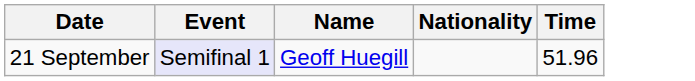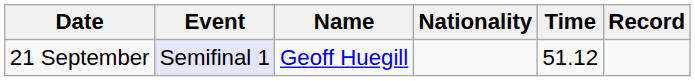+ column: (647, 22)
(570, 57) 51.96 -> (570, 57) 51.12
